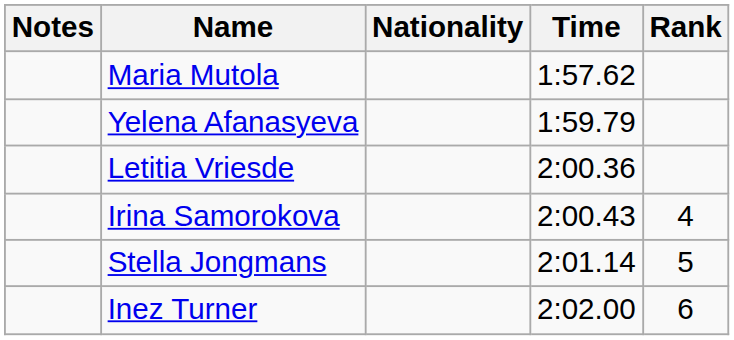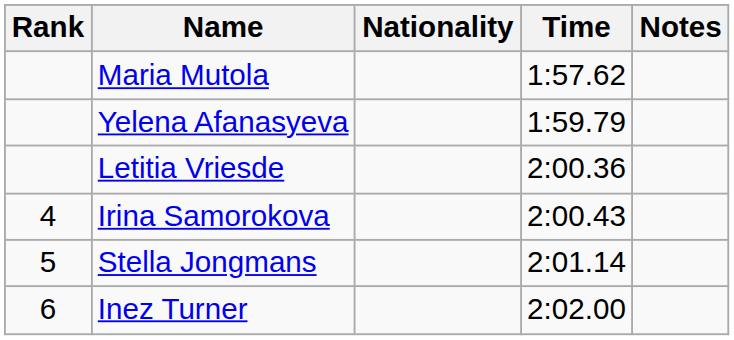columns swapped: (686, 27) <-> (53, 27)
